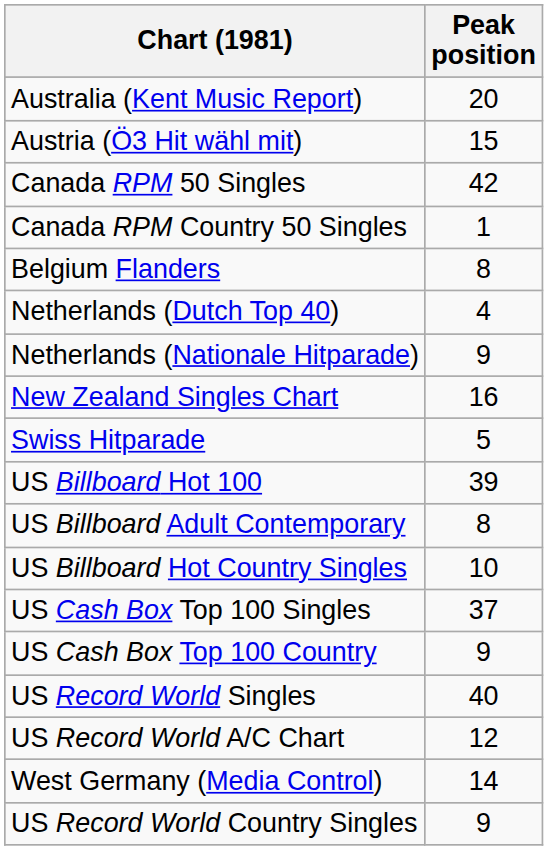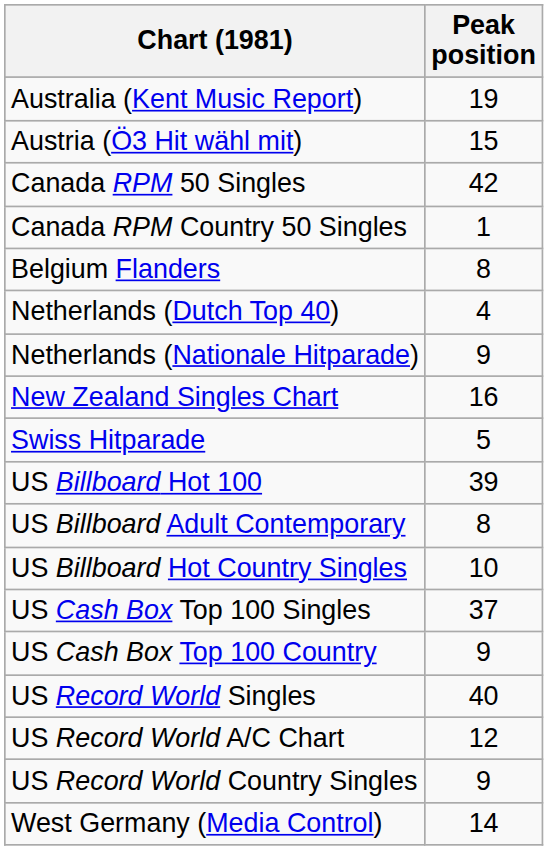(484, 98) 20 -> (484, 98) 19
rows swapped: (214, 823) <-> (197, 780)
